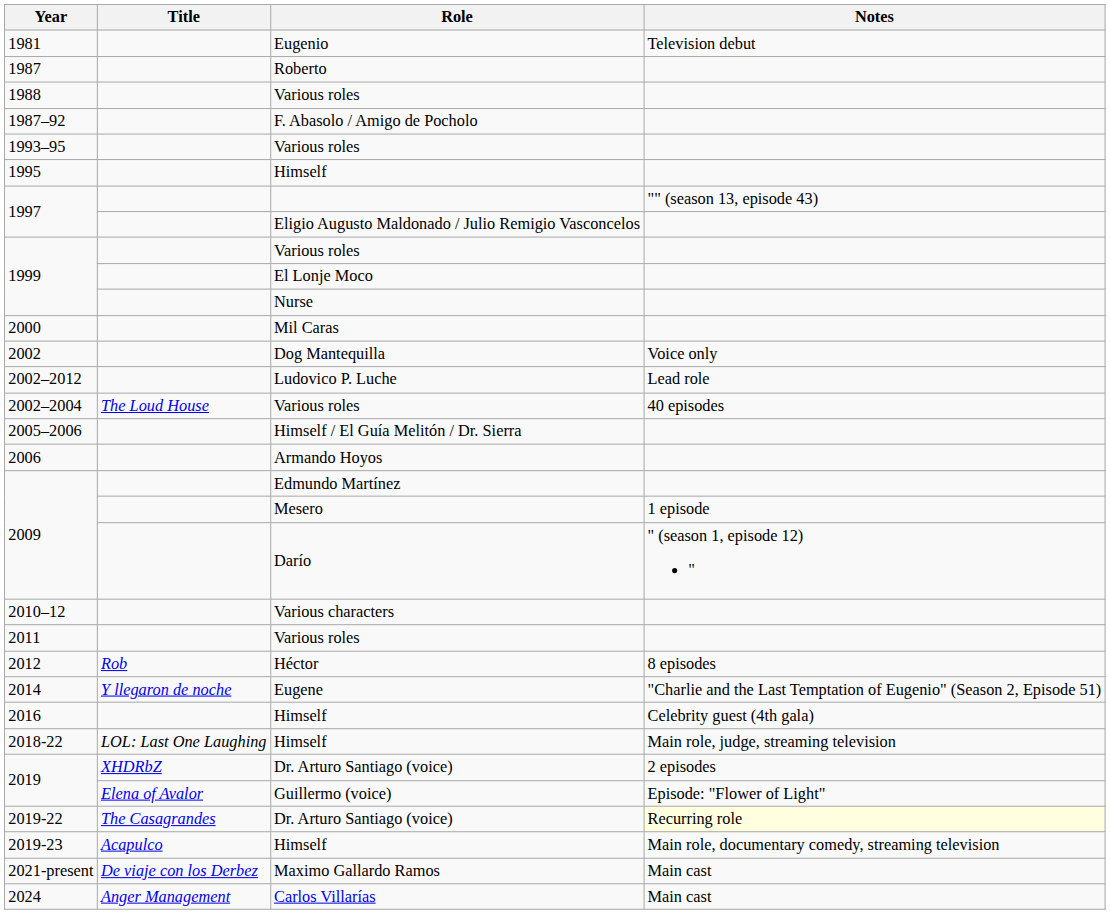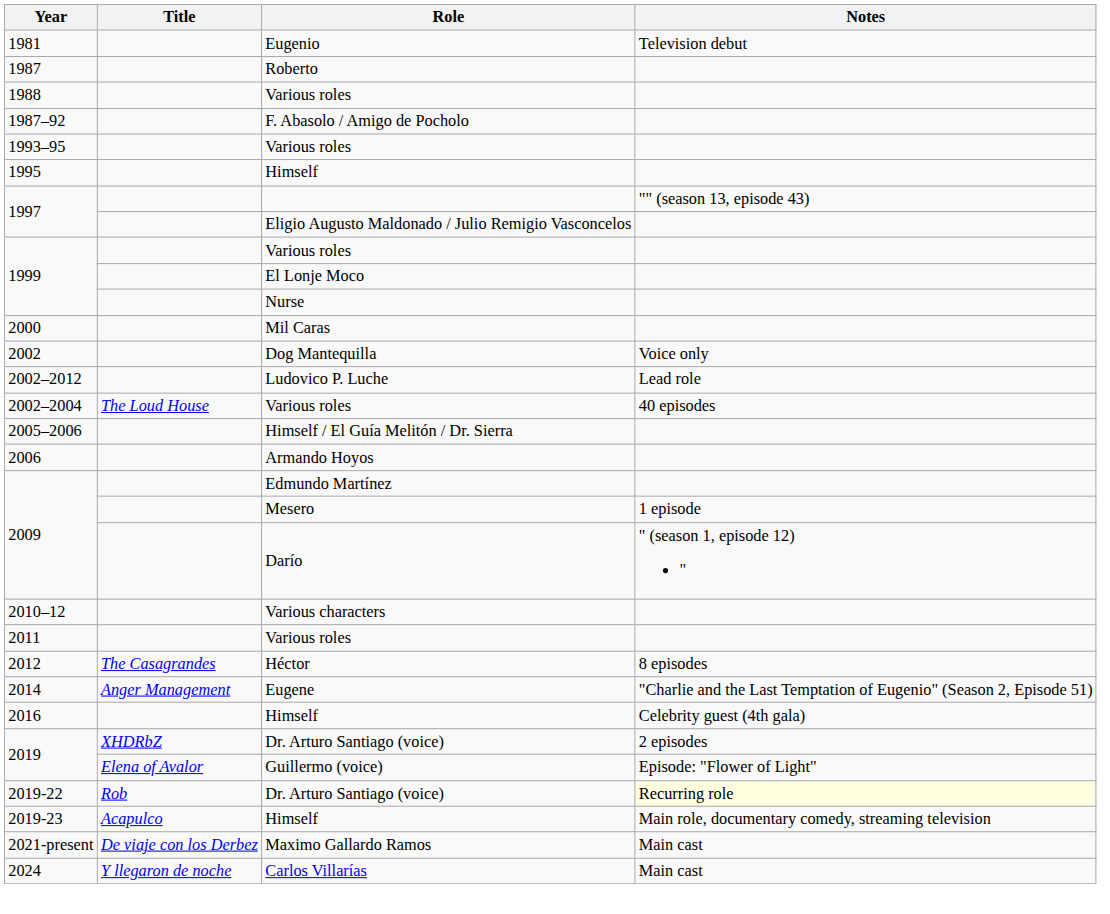(114, 663) Rob -> (158, 663) The Casagrandes
(166, 689) Y llegaron de noche -> (166, 689) Anger Management
- row: (35, 741)
(158, 819) The Casagrandes -> (114, 793) Rob
(166, 896) Anger Management -> (166, 870) Y llegaron de noche
